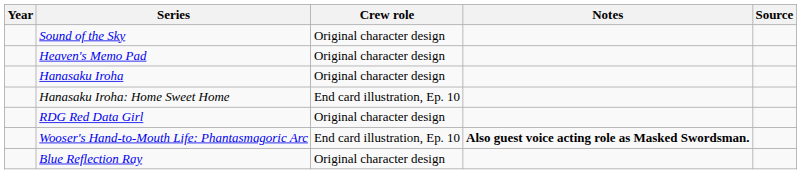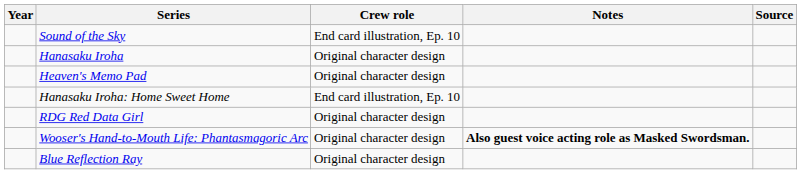(379, 35) Original character design -> (387, 35) End card illustration, Ep. 10
rows swapped: (81, 76) <-> (93, 55)
(387, 138) End card illustration, Ep. 10 -> (379, 138) Original character design
